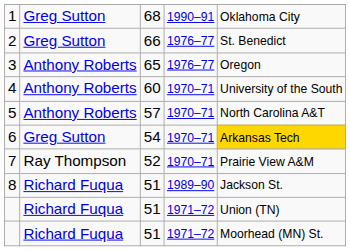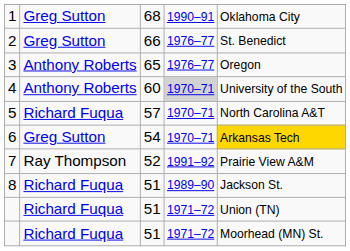(191, 89) no background -> (191, 89) lightgrey background
(80, 112) Anthony Roberts -> (73, 112) Richard Fuqua
(191, 161) 1970–71 -> (191, 161) 1991–92
